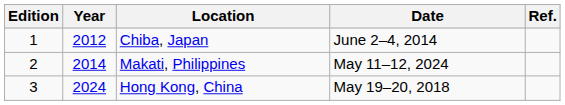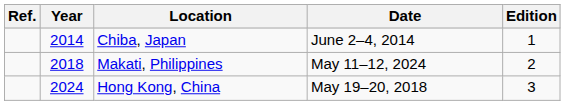columns swapped: (33, 16) <-> (543, 16)
(89, 40) 2012 -> (67, 40) 2014
(89, 64) 2014 -> (67, 64) 2018
